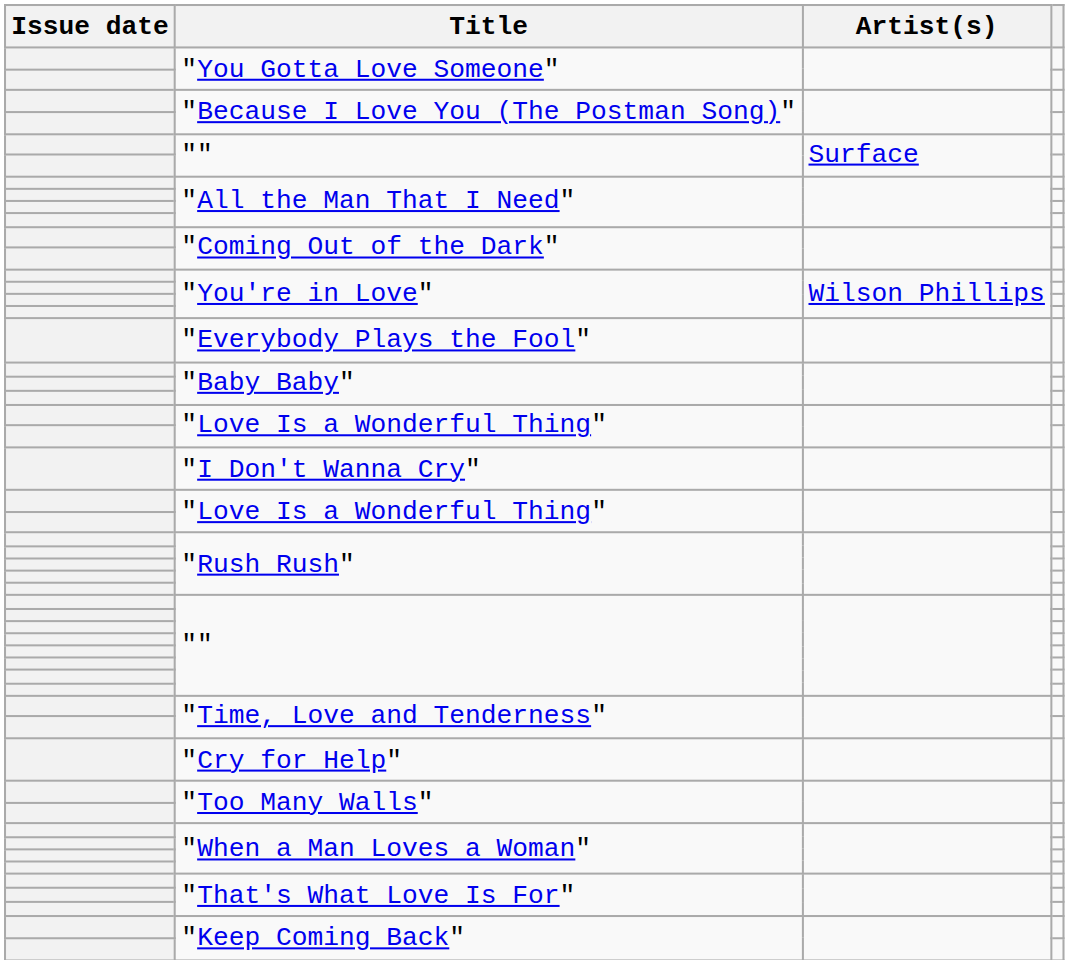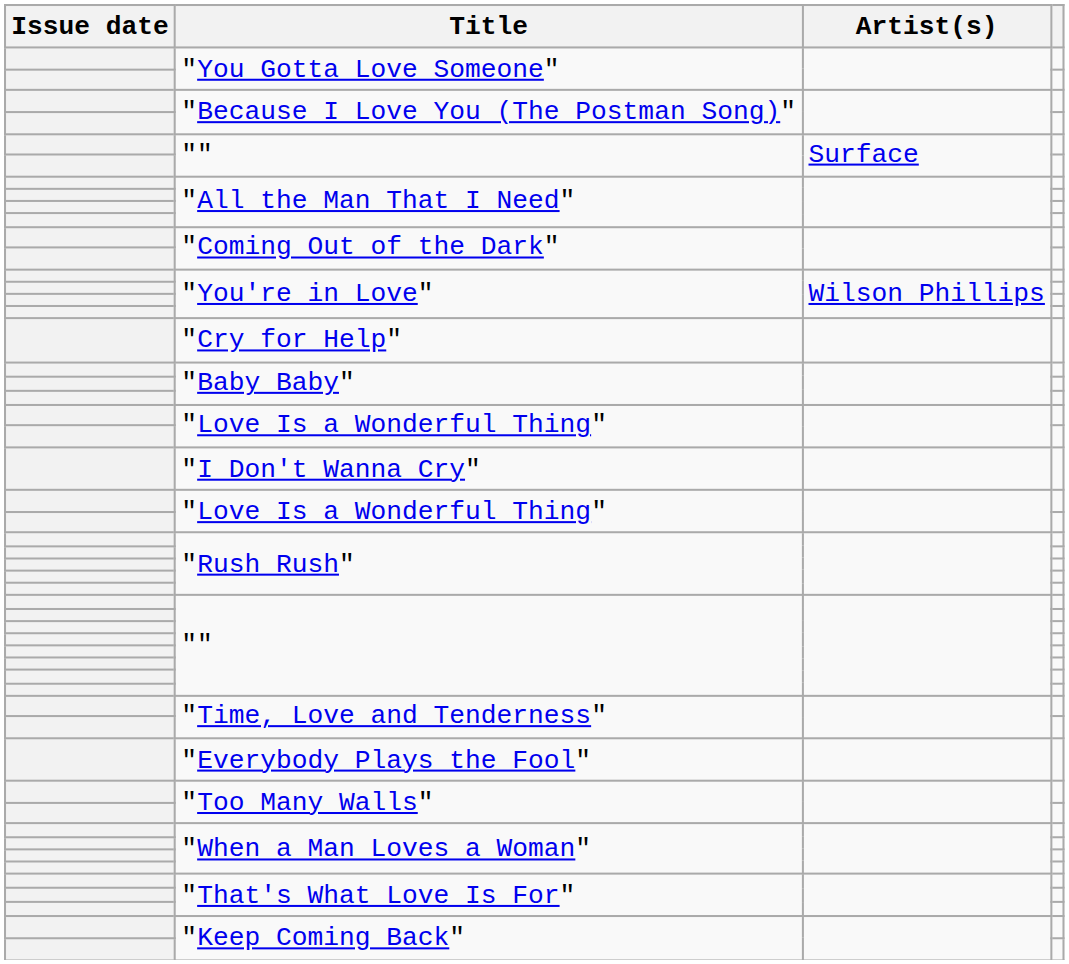rows swapped: (292, 760) <-> (386, 340)
